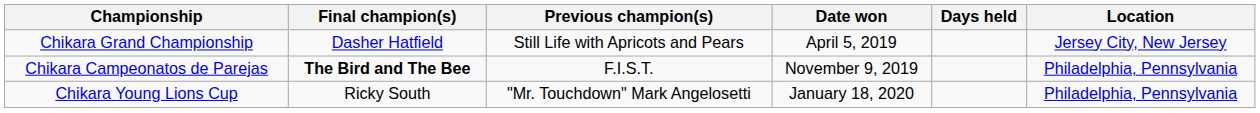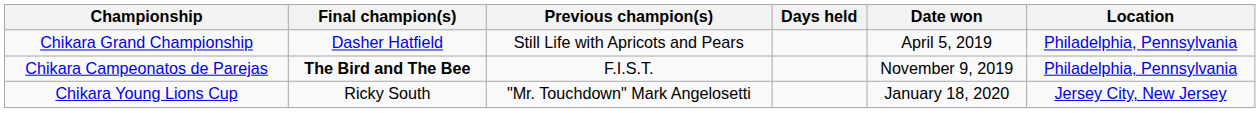columns swapped: (851, 17) <-> (979, 17)
(1141, 42) Jersey City, New Jersey -> (1141, 42) Philadelphia, Pennsylvania
(1141, 94) Philadelphia, Pennsylvania -> (1141, 94) Jersey City, New Jersey
